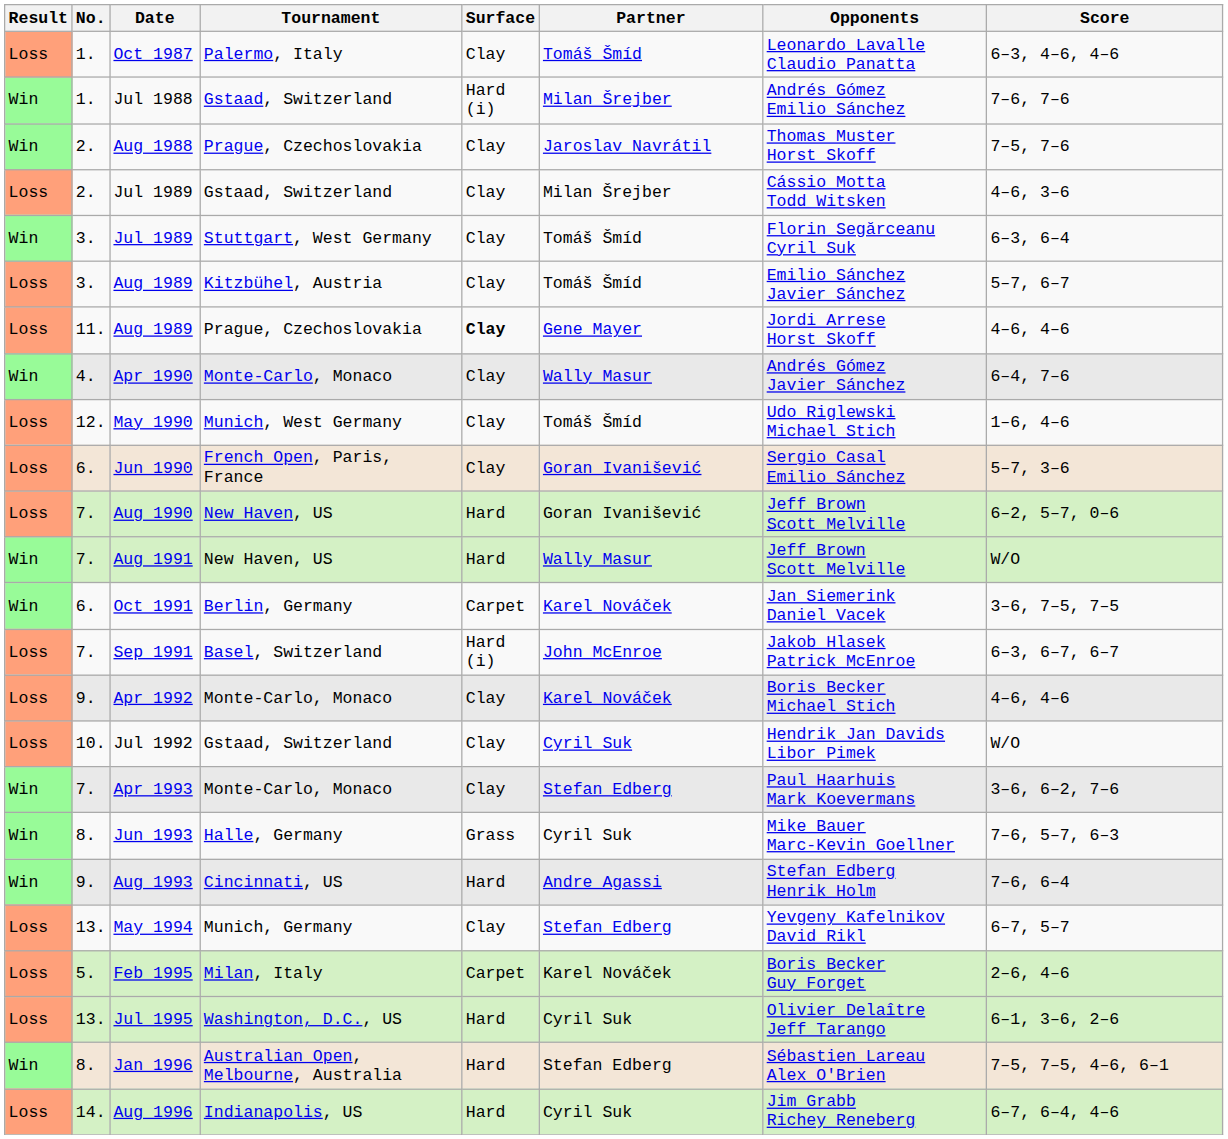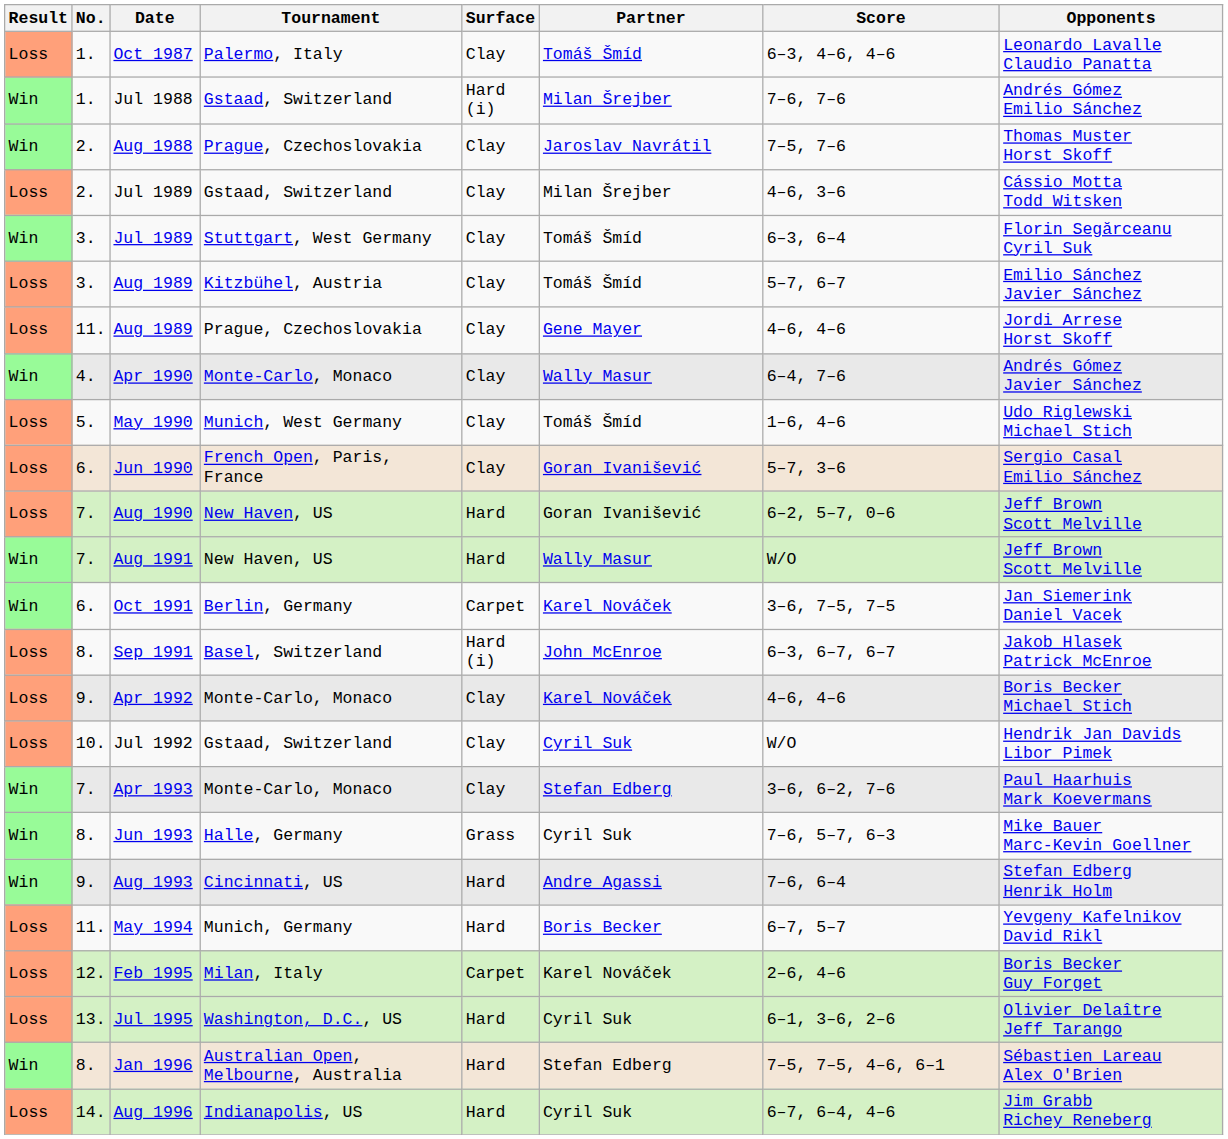columns swapped: (875, 18) <-> (1105, 18)
(486, 330) bold -> (486, 330) normal
(91, 422) 12. -> (86, 422) 5.
(86, 652) 7. -> (86, 652) 8.
(91, 928) 13. -> (91, 928) 11.
(486, 928) Clay -> (486, 928) Hard
(607, 928) Stefan Edberg -> (602, 928) Boris Becker
(86, 974) 5. -> (91, 974) 12.
